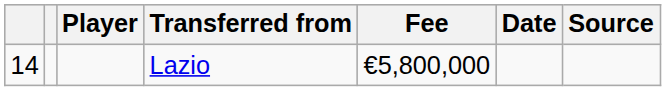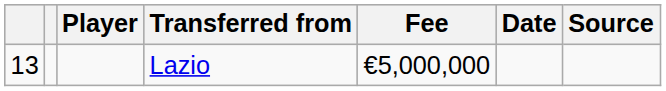(25, 64) 14 -> (25, 64) 13
(427, 64) €5,800,000 -> (427, 64) €5,000,000
